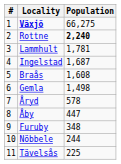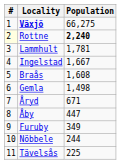(9, 37) no background -> (9, 37) lightyellow background
(78, 62) 1,687 -> (78, 62) 1,667
(73, 101) 578 -> (73, 101) 671
(73, 127) 348 -> (73, 127) 349
